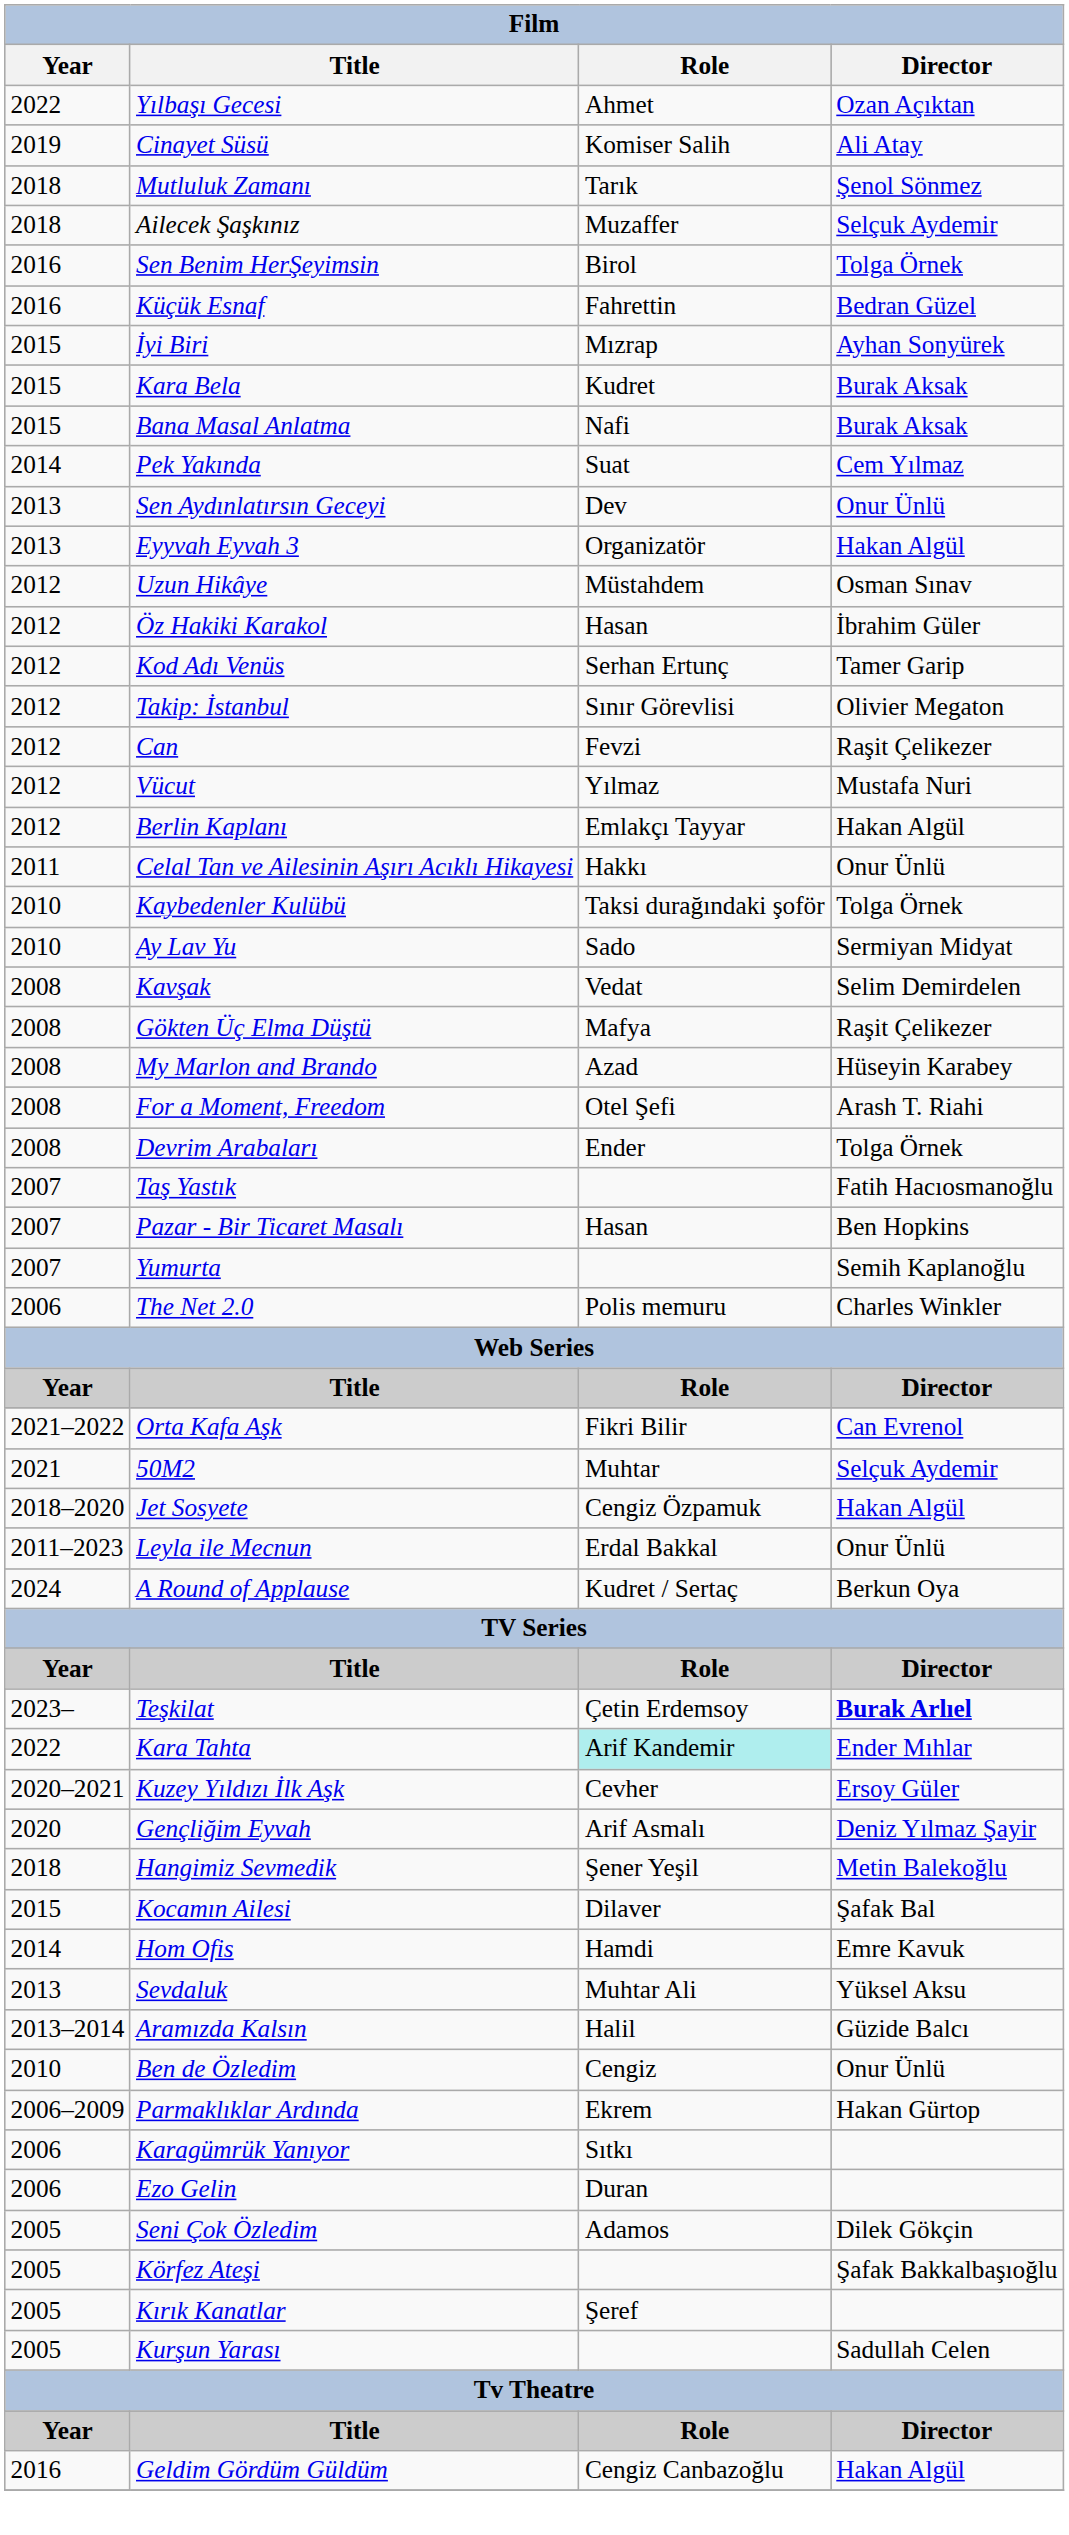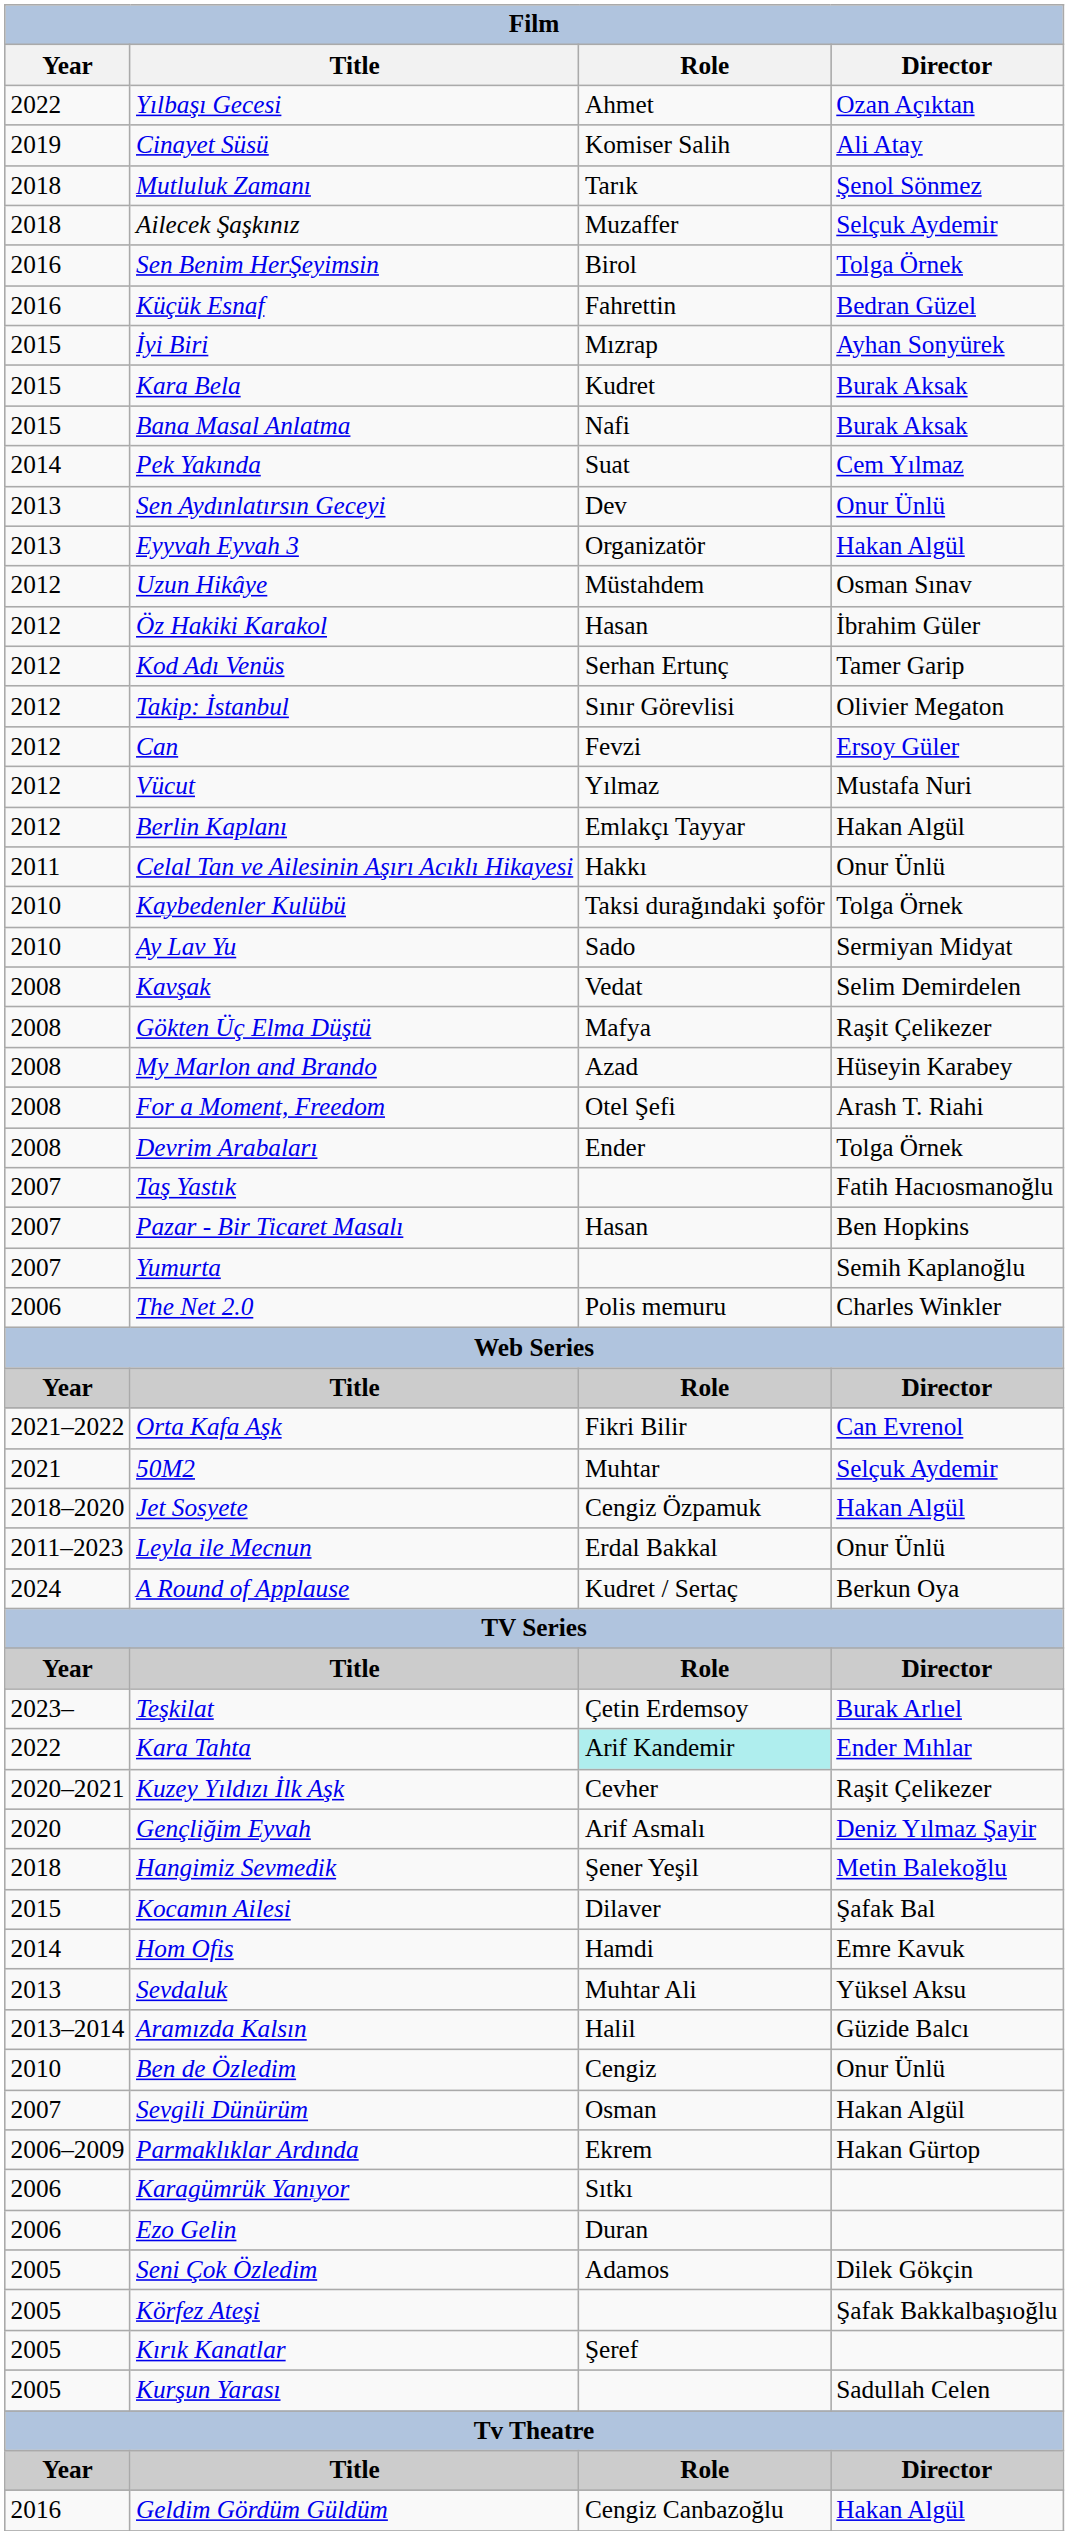(914, 746) Raşit Çelikezer -> (898, 746) Ersoy Güler
(904, 1708) bold -> (899, 1708) normal
(898, 1788) Ersoy Güler -> (914, 1788) Raşit Çelikezer
+ row: (222, 2109)
